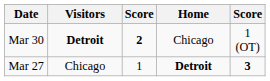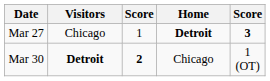rows swapped: (26, 66) <-> (26, 40)
